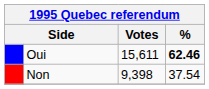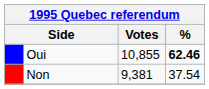(140, 55) 15,611 -> (140, 55) 10,855
(137, 75) 9,398 -> (137, 75) 9,381
